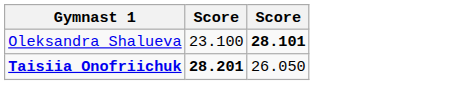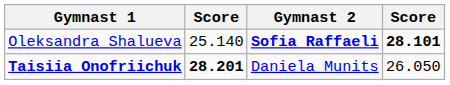+ column: (315, 17)
(216, 42) 23.100 -> (216, 42) 25.140
